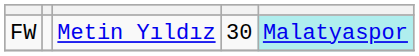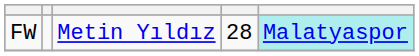(239, 33) 30 -> (239, 33) 28
